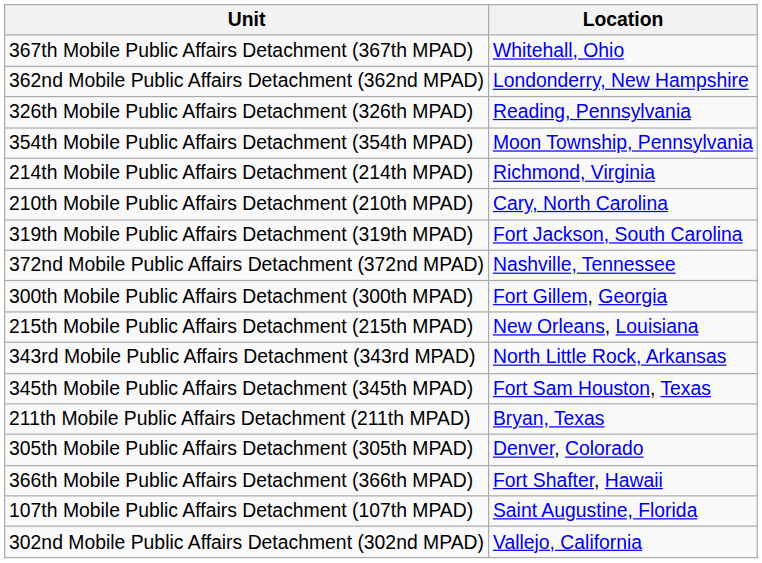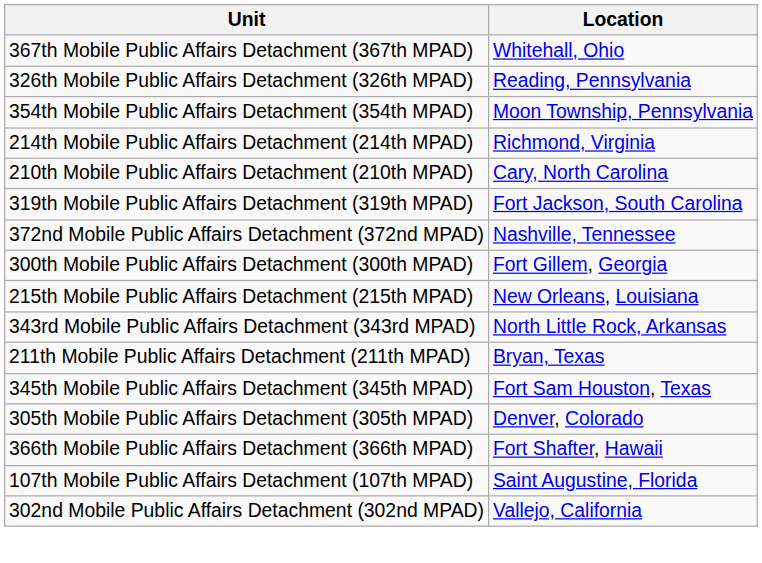- row: (247, 81)
rows swapped: (241, 388) <-> (240, 419)
